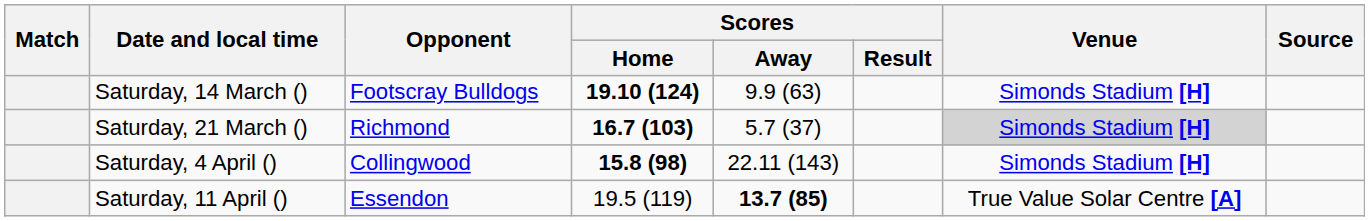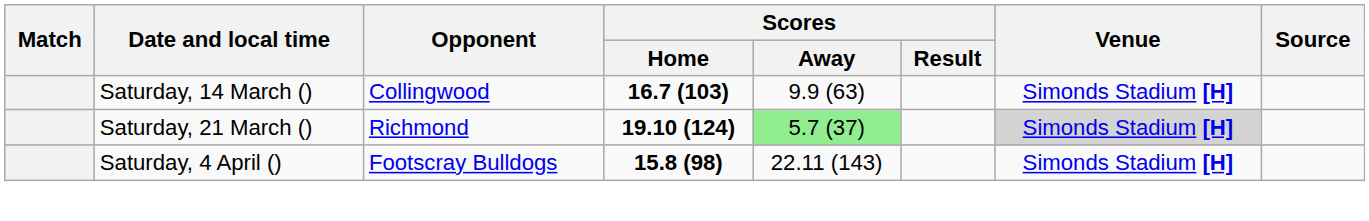(444, 93) Footscray Bulldogs -> (429, 93) Collingwood
(643, 93) 19.10 (124) -> (678, 93) 16.7 (103)
(643, 128) 16.7 (103) -> (678, 128) 19.10 (124)
(783, 128) no background -> (827, 128) lightgreen background
(410, 163) Collingwood -> (463, 163) Footscray Bulldogs
- row: (191, 198)
